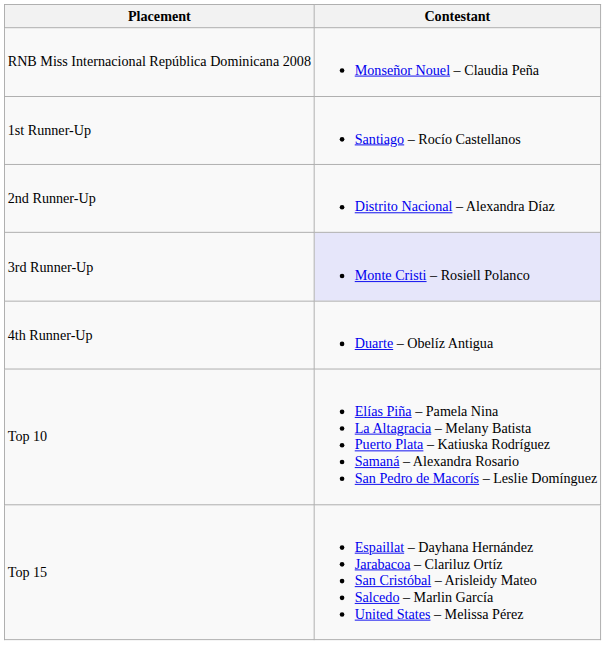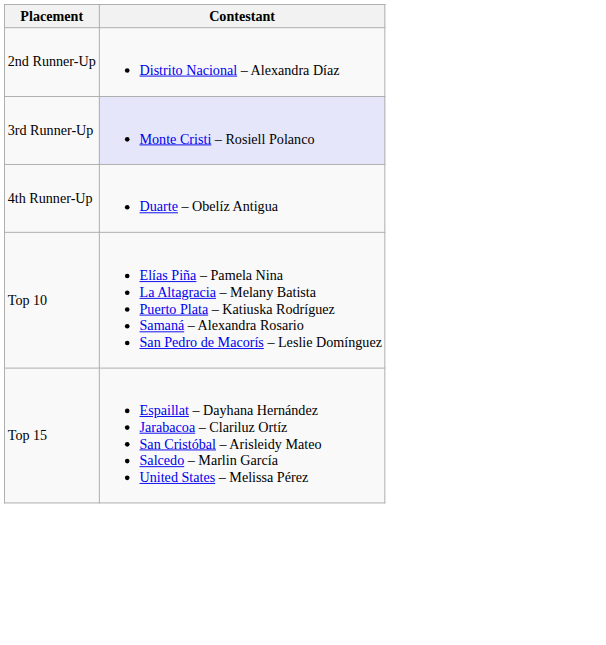- row: (159, 62)
- row: (49, 130)
